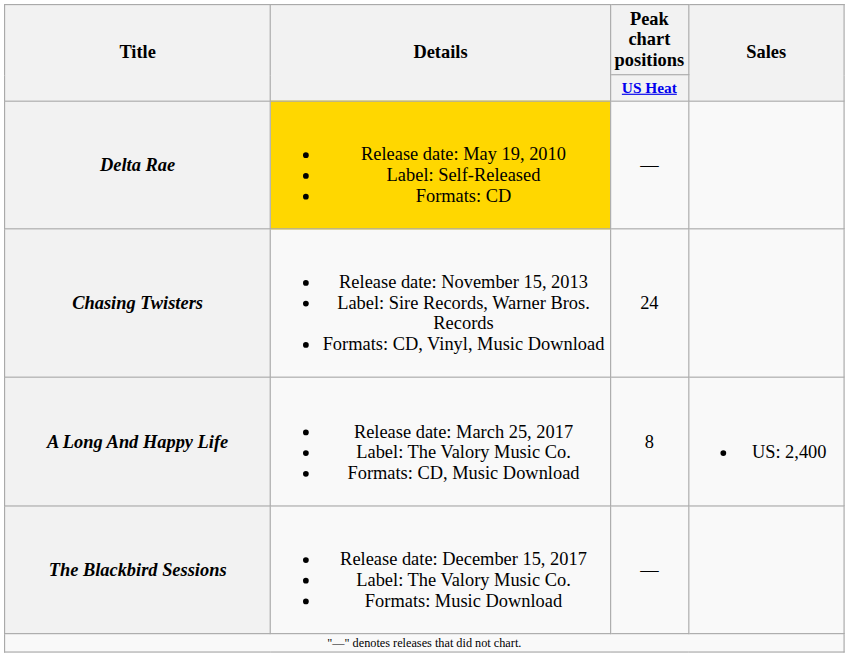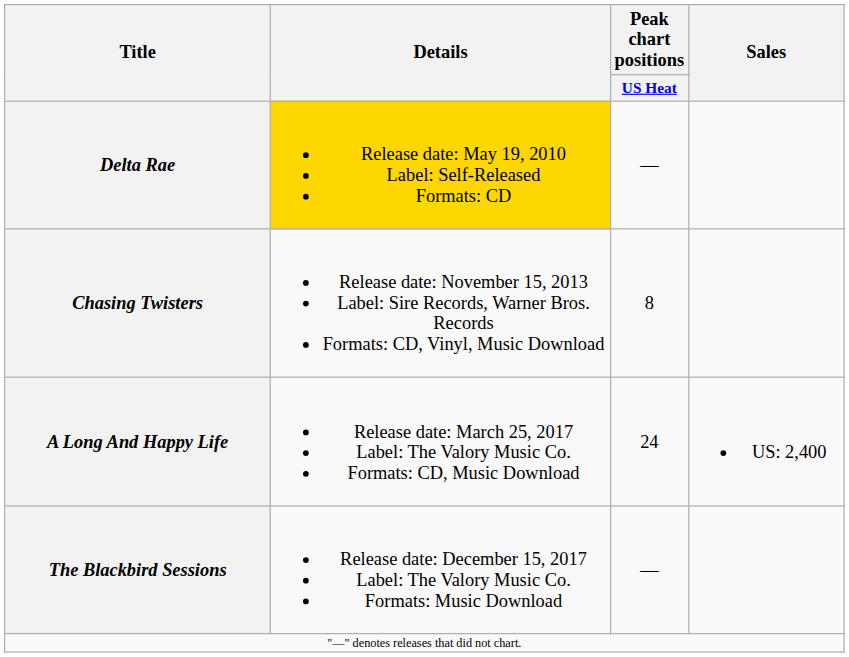(649, 303) 24 -> (649, 303) 8
(649, 441) 8 -> (649, 441) 24
